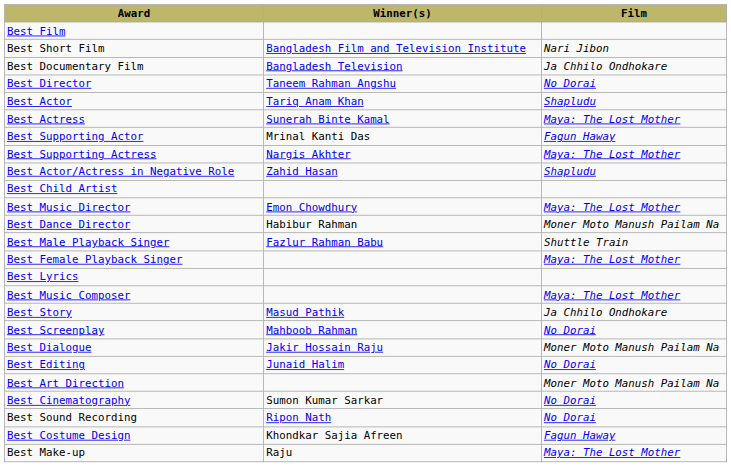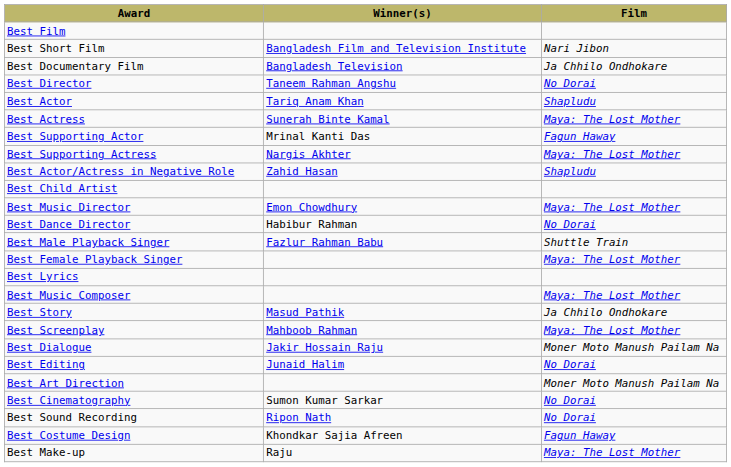(632, 224) Moner Moto Manush Pailam Na -> (570, 224) No Dorai
(570, 330) No Dorai -> (612, 330) Maya: The Lost Mother
